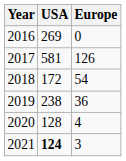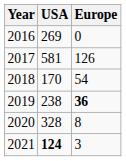(51, 79) 172 -> (51, 79) 170
(81, 101) normal -> (81, 101) bold
(51, 123) 128 -> (51, 123) 328
(78, 123) 4 -> (78, 123) 8
